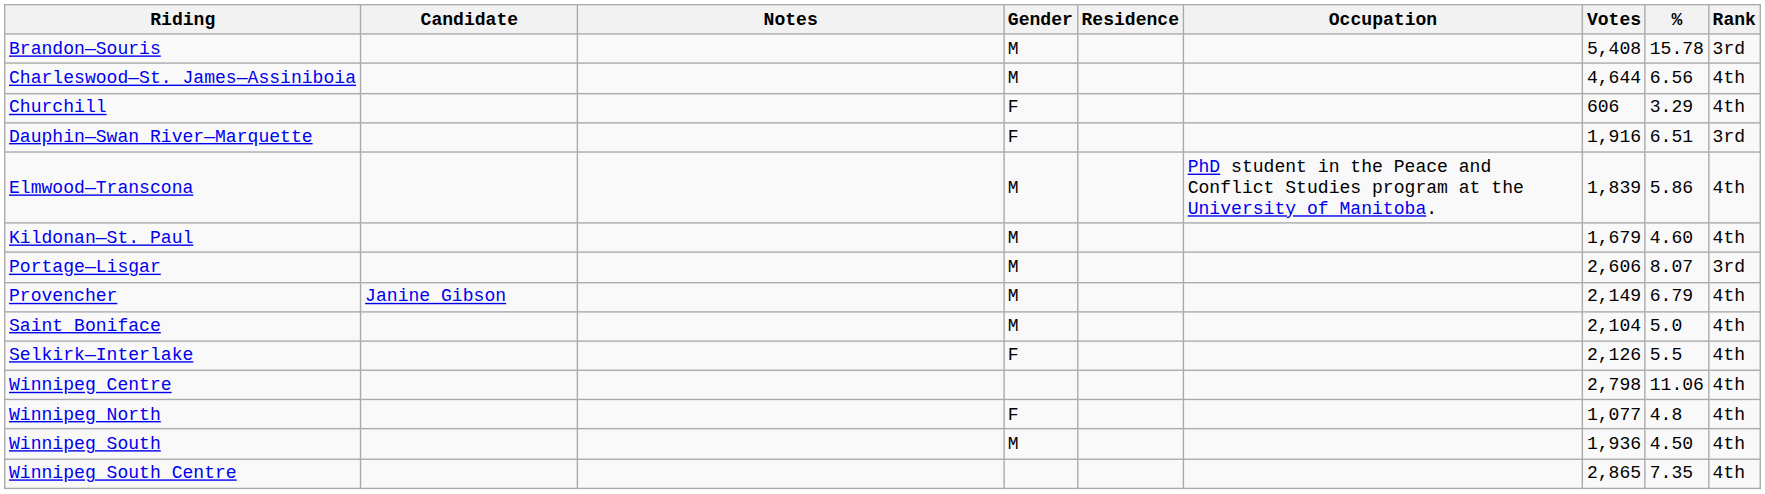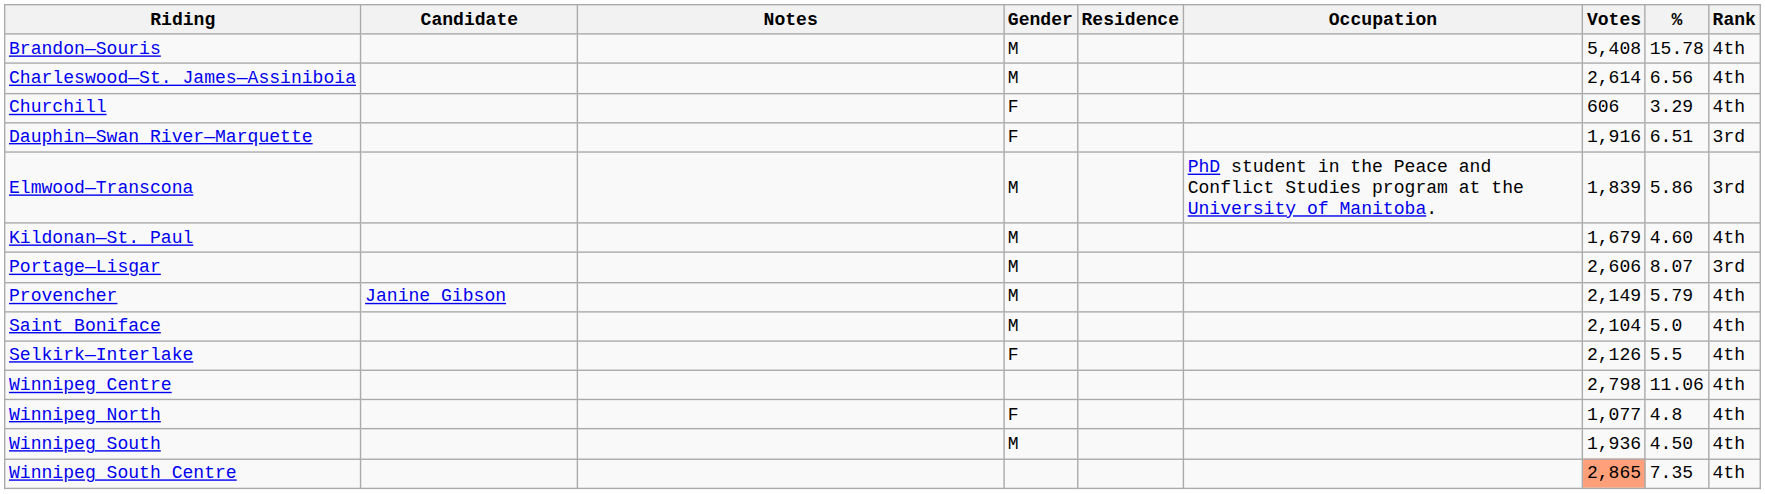(1729, 49) 3rd -> (1729, 49) 4th
(1614, 78) 4,644 -> (1614, 78) 2,614
(1729, 188) 4th -> (1729, 188) 3rd
(1671, 297) 6.79 -> (1671, 297) 5.79
(1614, 473) no background -> (1614, 473) lightsalmon background
